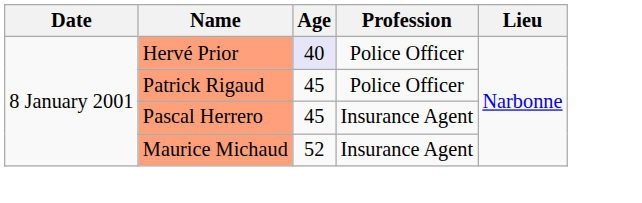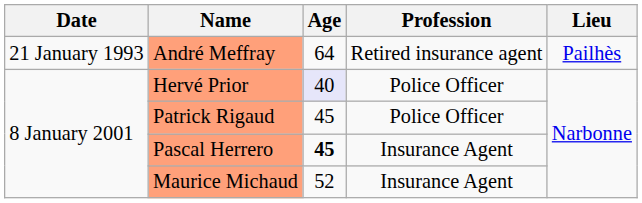+ row: (214, 52)
(314, 117) normal -> (324, 149) bold
